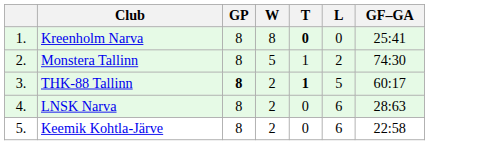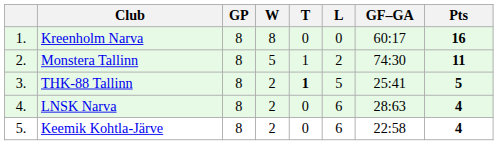+ column: (459, 15)
(305, 38) bold -> (305, 38) normal
(390, 38) 25:41 -> (390, 38) 60:17
(239, 83) bold -> (239, 83) normal
(390, 83) 60:17 -> (390, 83) 25:41
